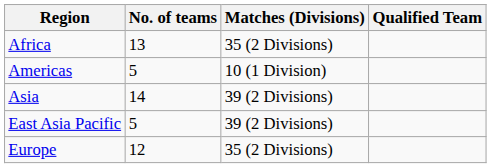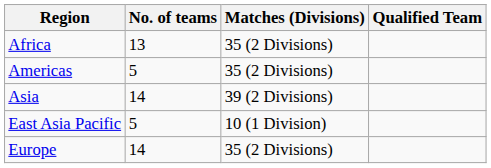(276, 70) 10 (1 Division) -> (279, 70) 35 (2 Divisions)
(279, 123) 39 (2 Divisions) -> (276, 123) 10 (1 Division)
(137, 149) 12 -> (137, 149) 14
